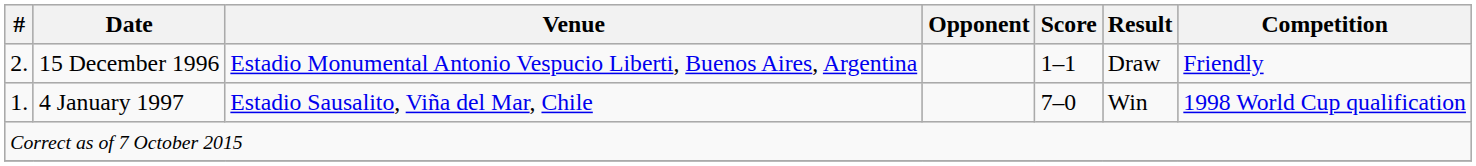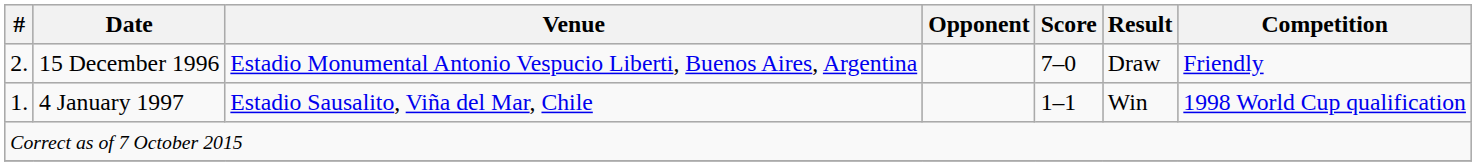(1058, 63) 1–1 -> (1058, 63) 7–0
(1058, 102) 7–0 -> (1058, 102) 1–1
